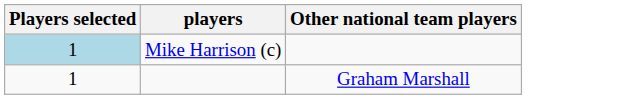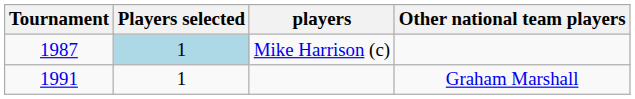+ column: (59, 19)
